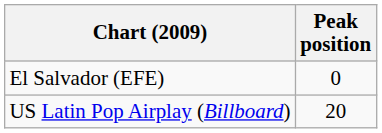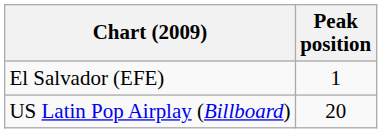(336, 77) 0 -> (336, 77) 1
